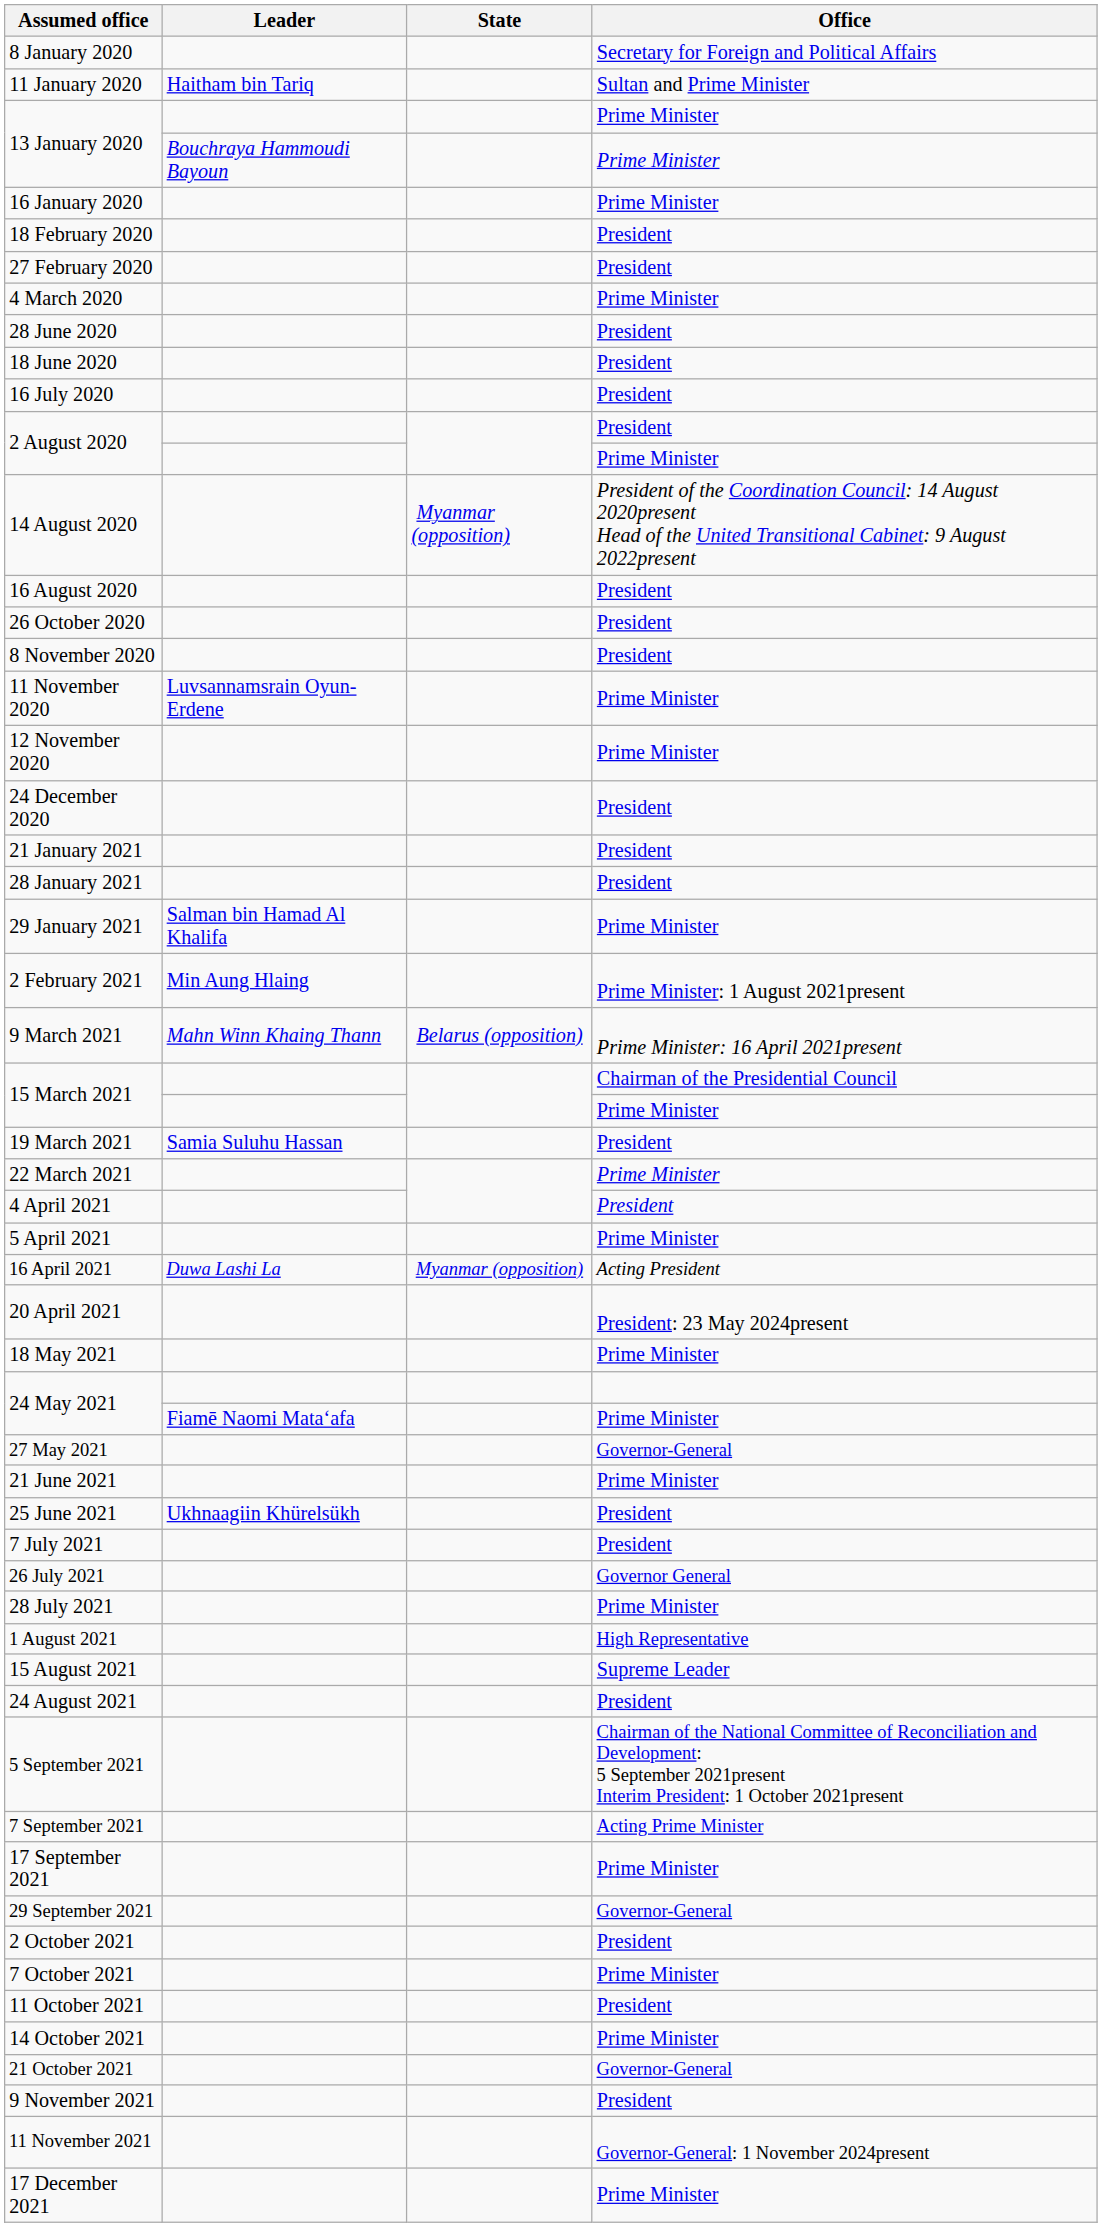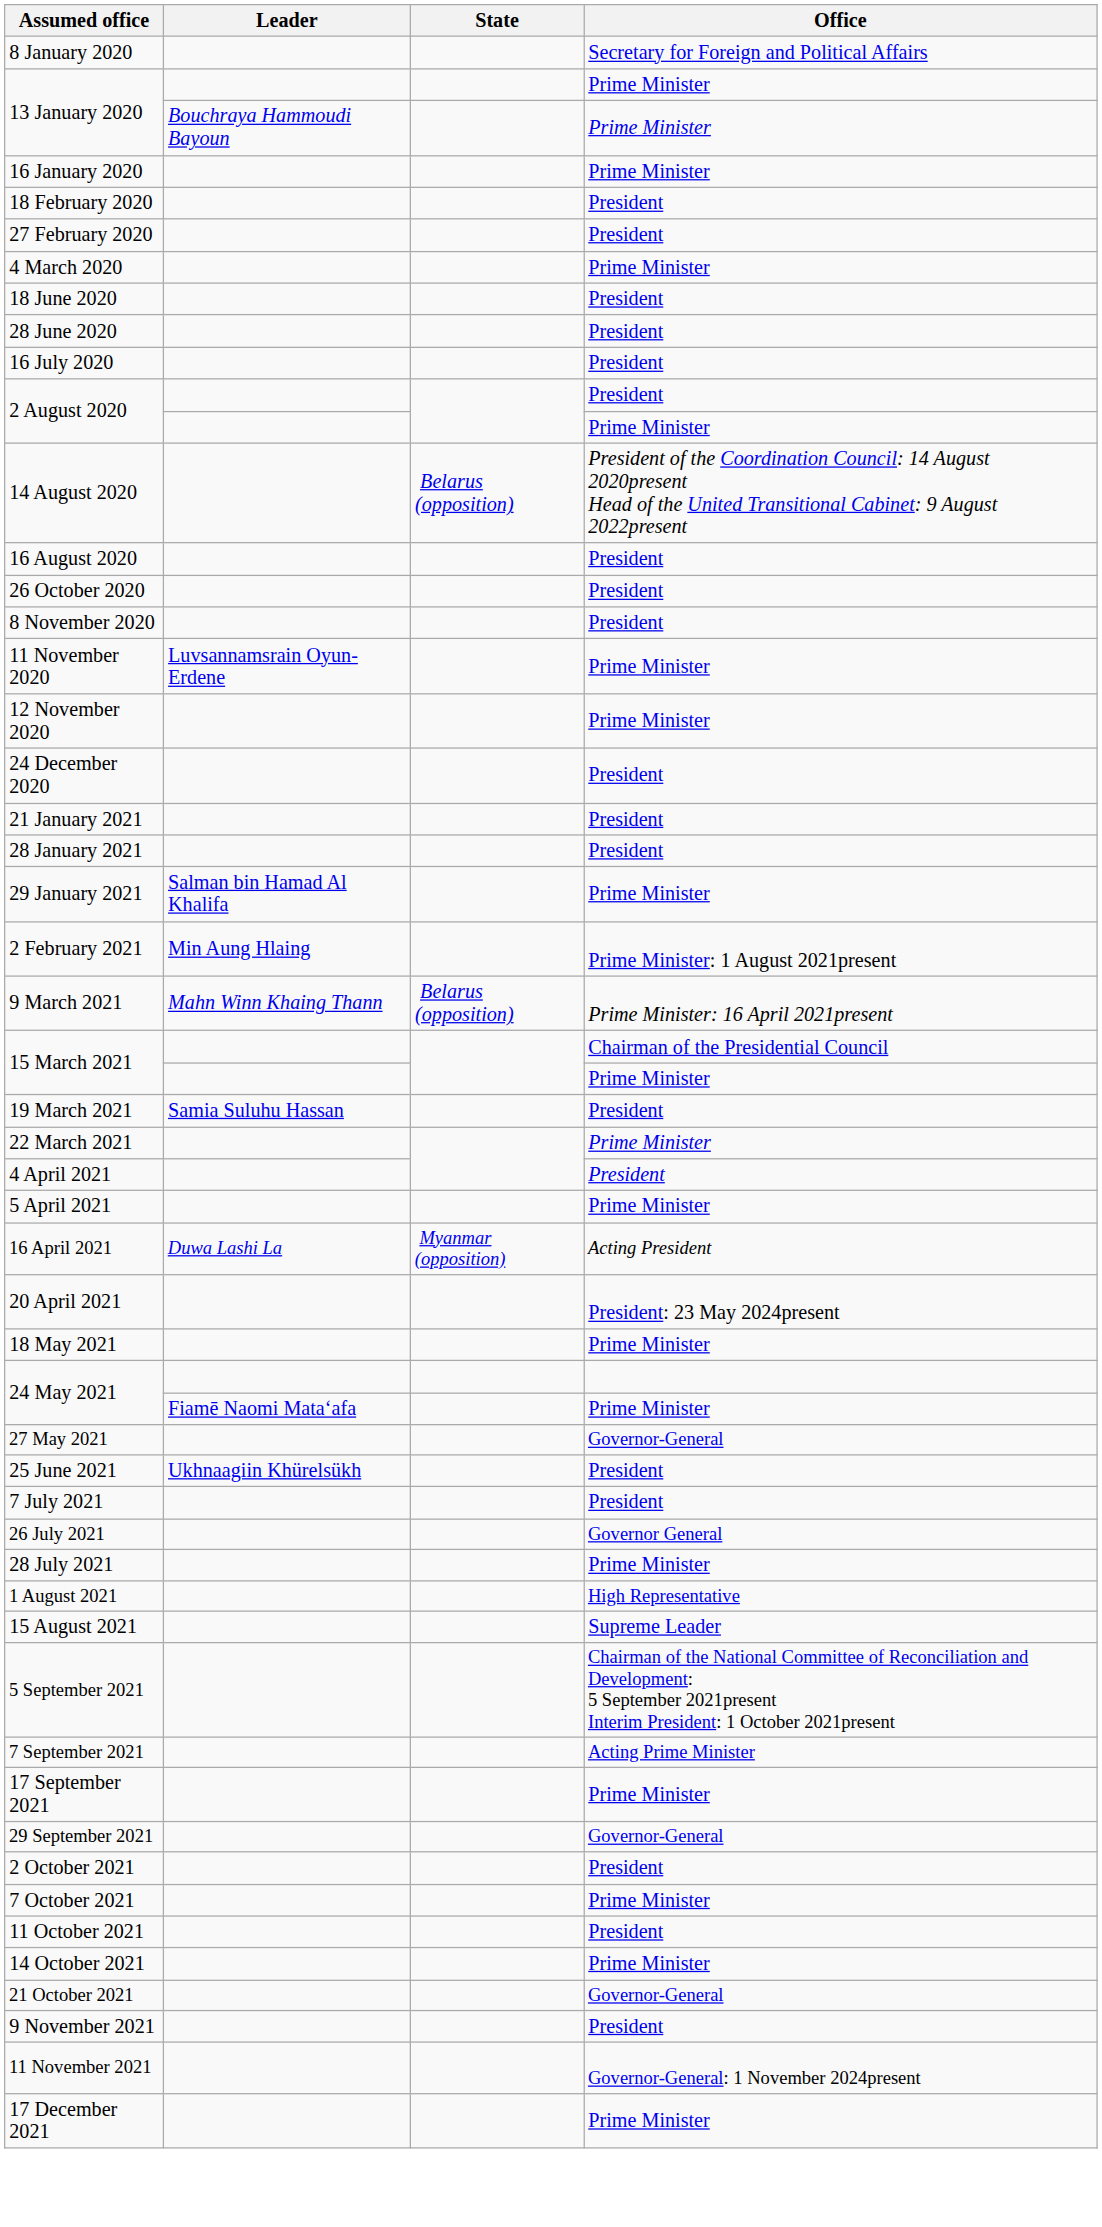- row: (76, 84)
rows swapped: (63, 362) <-> (63, 330)
(461, 524) Myanmar (opposition) -> (464, 492) Belarus (opposition)
- row: (63, 1481)
- row: (73, 1701)
